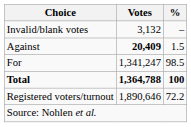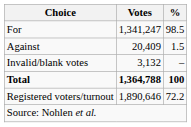rows swapped: (14, 63) <-> (47, 29)
(146, 46) bold -> (146, 46) normal
